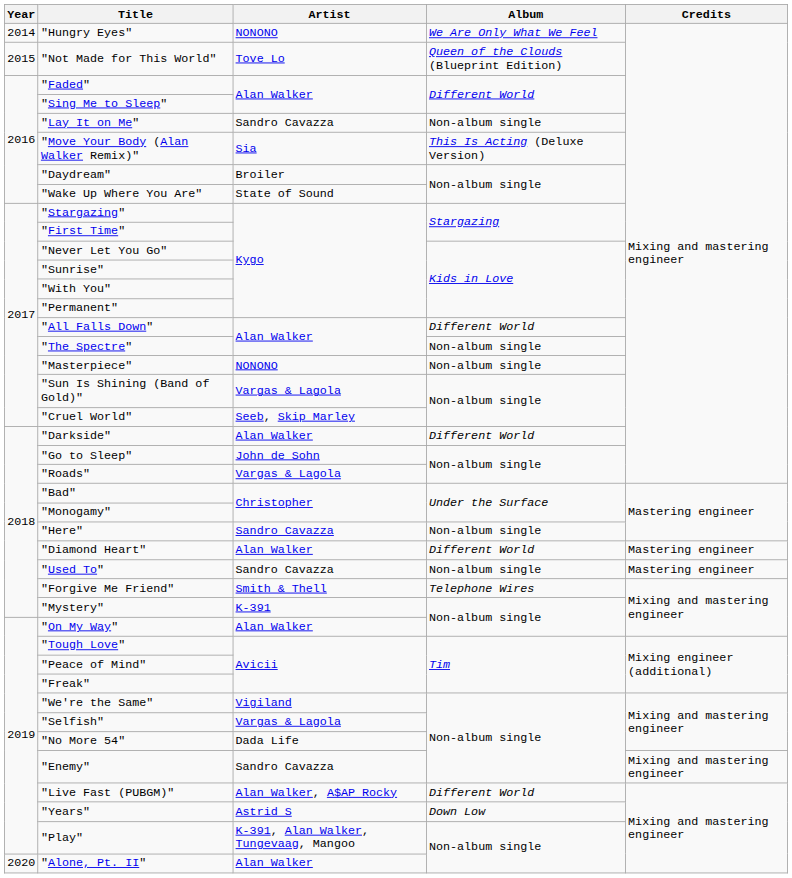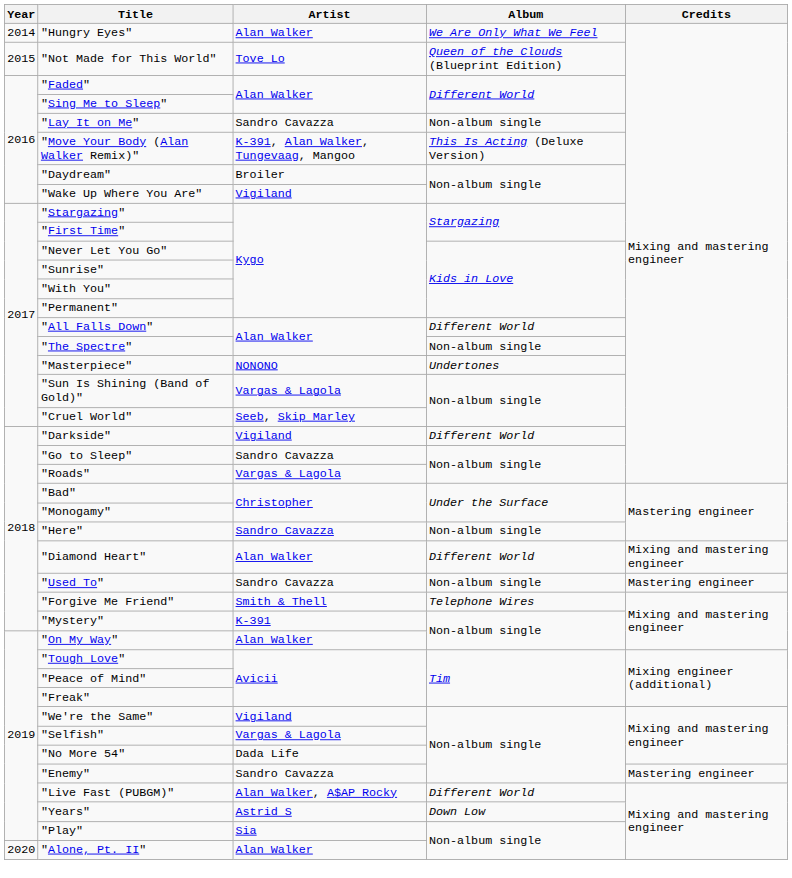(257, 33) NONONO -> (274, 33) Alan Walker
(246, 149) Sia -> (302, 149) K-391, Alan Walker, Tungevaag, Mangoo
(285, 194) State of Sound -> (264, 194) Vigiland
(485, 365) Non-album single -> (464, 365) Undertones
(274, 436) Alan Walker -> (264, 436) Vigiland
(278, 455) John de Sohn -> (285, 455) Sandro Cavazza
(691, 550) Mastering engineer -> (698, 557) Mixing and mastering engineer
(698, 767) Mixing and mastering engineer -> (691, 774) Mastering engineer
(302, 837) K-391, Alan Walker, Tungevaag, Mangoo -> (246, 831) Sia
